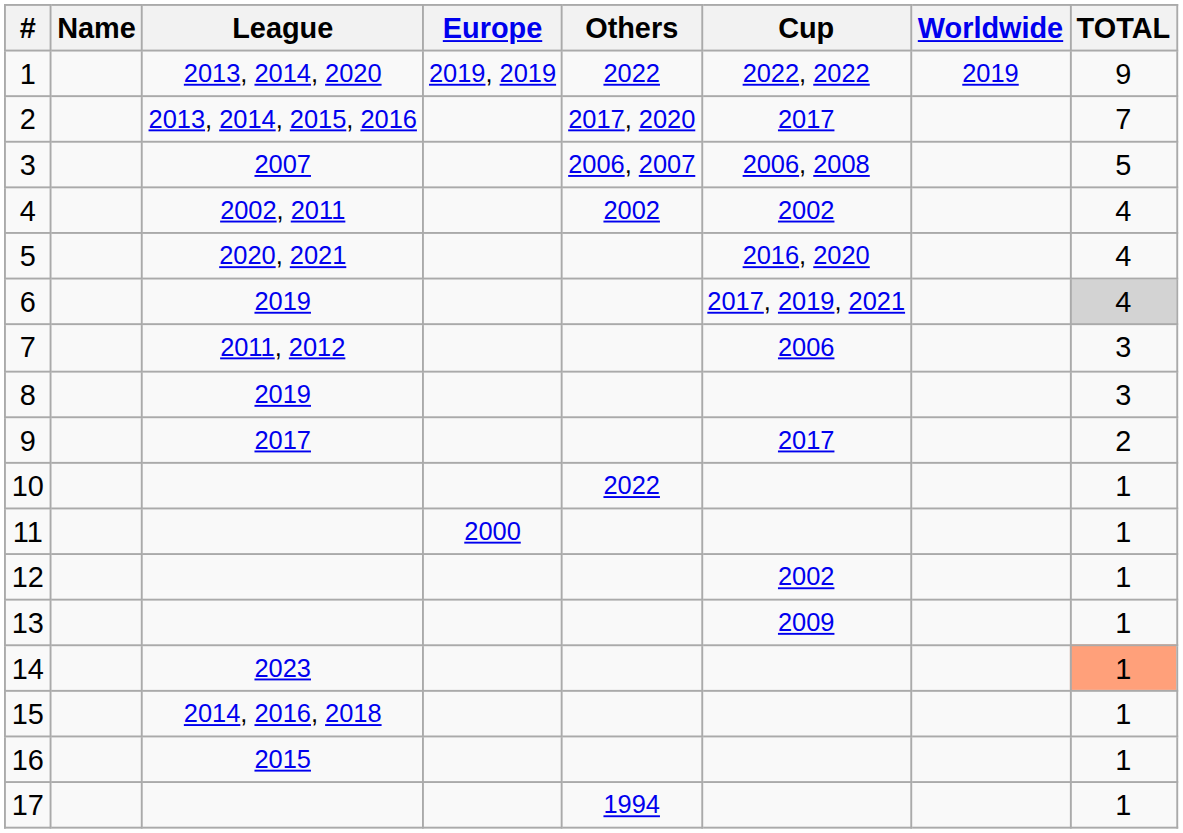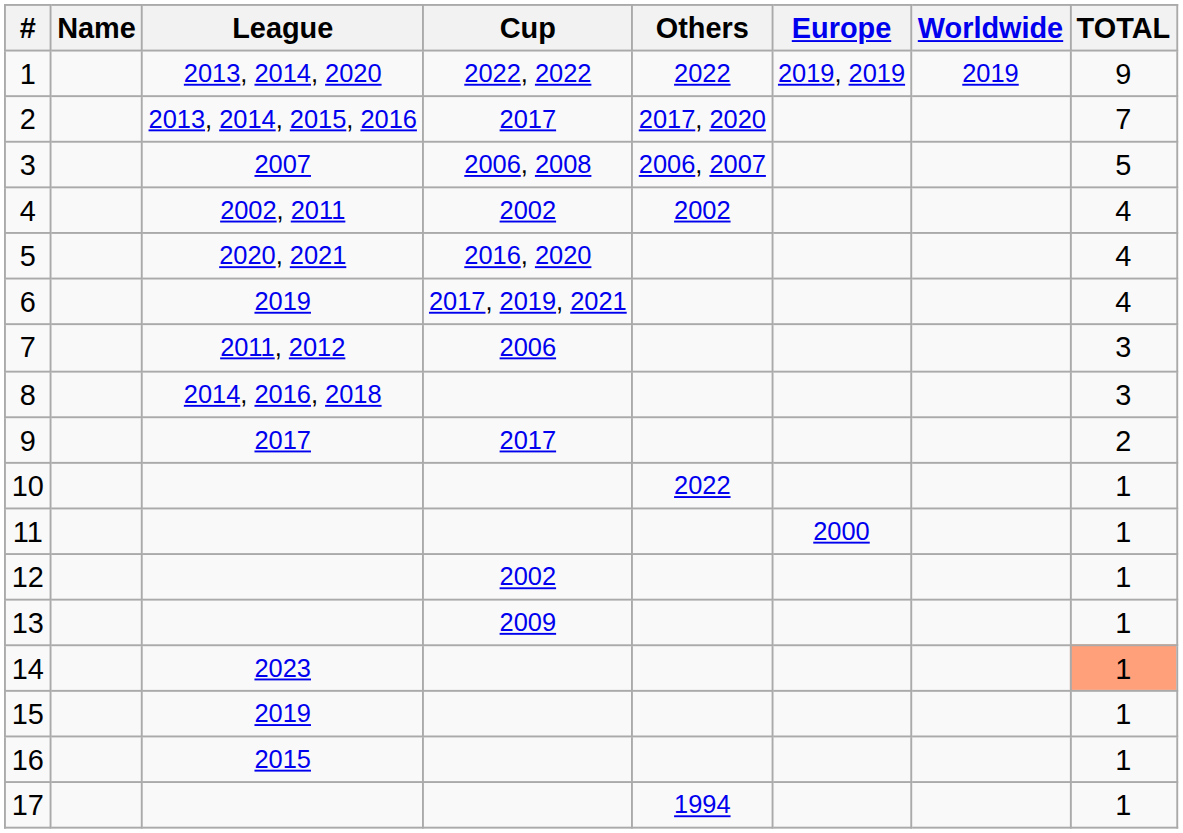columns swapped: (806, 28) <-> (493, 28)
(1123, 302) lightgrey background -> (1123, 302) no background
(283, 394) 2019 -> (283, 394) 2014, 2016, 2018
(283, 714) 2014, 2016, 2018 -> (283, 714) 2019
